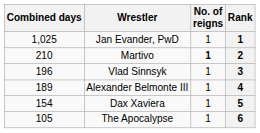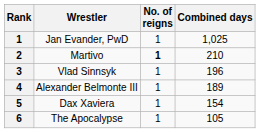columns swapped: (240, 18) <-> (44, 18)
